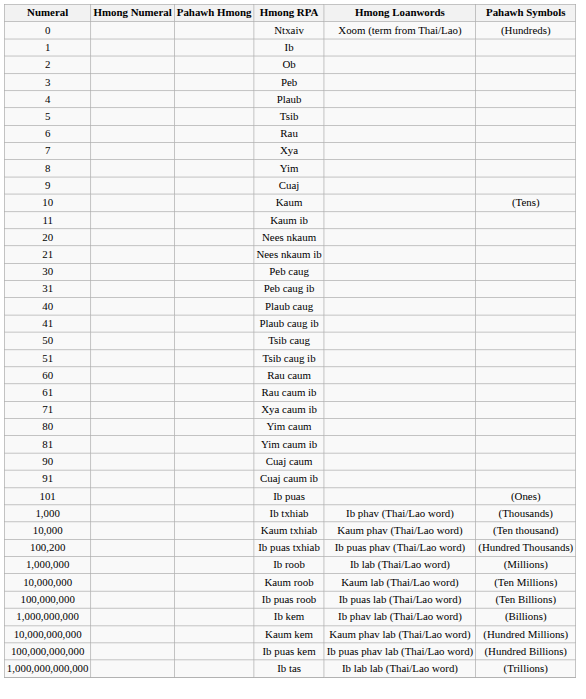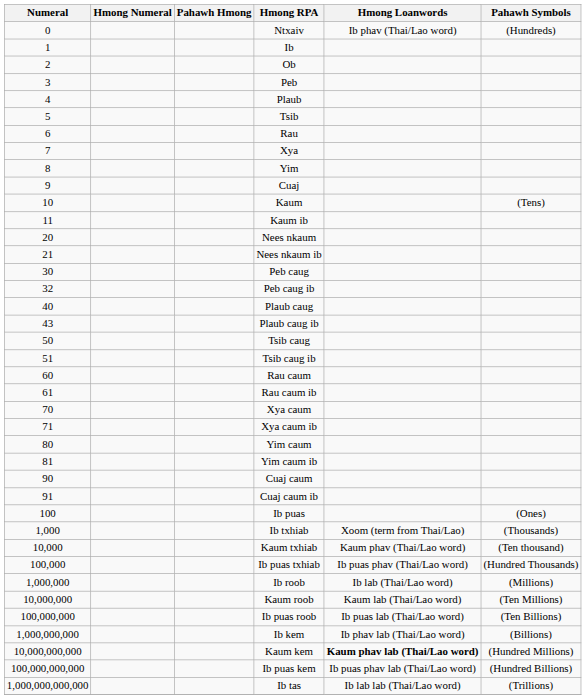(400, 30) Xoom (term from Thai/Lao) -> (403, 30) Ib phav (Thai/Lao word)
(48, 289) 31 -> (48, 289) 32
(48, 323) 41 -> (48, 323) 43
+ row: (289, 409)
(48, 496) 101 -> (48, 513) 100
(400, 513) Ib phav (Thai/Lao word) -> (403, 530) Xoom (term from Thai/Lao)
(48, 548) 100,200 -> (48, 565) 100,000
(400, 634) normal -> (403, 651) bold
